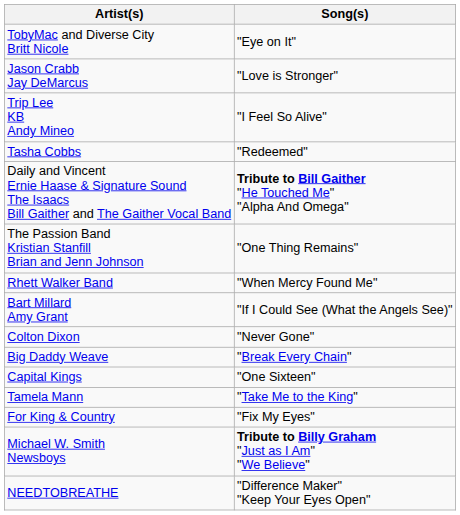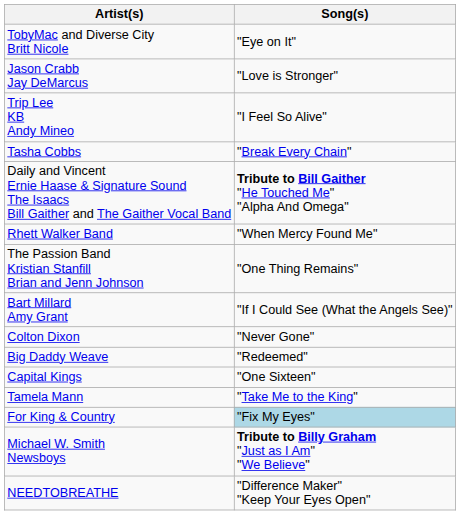(272, 151) "Redeemed" -> (294, 151) "Break Every Chain"
rows swapped: (75, 248) <-> (60, 282)
(294, 357) "Break Every Chain" -> (272, 357) "Redeemed"
(276, 417) no background -> (276, 417) lightblue background
